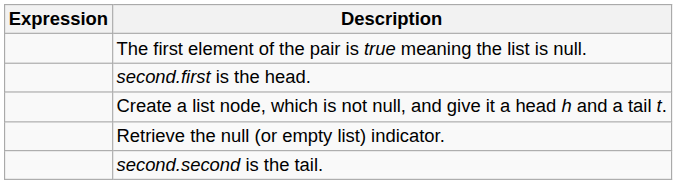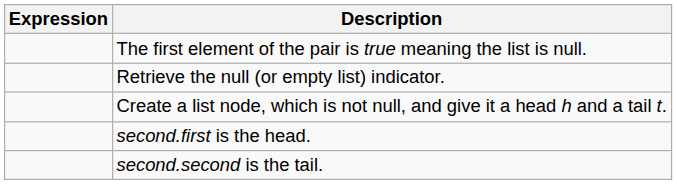rows swapped: (281, 135) <-> (214, 77)
